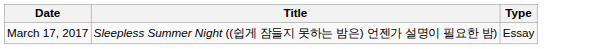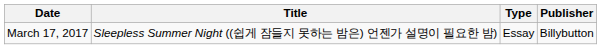+ column: (567, 13)
